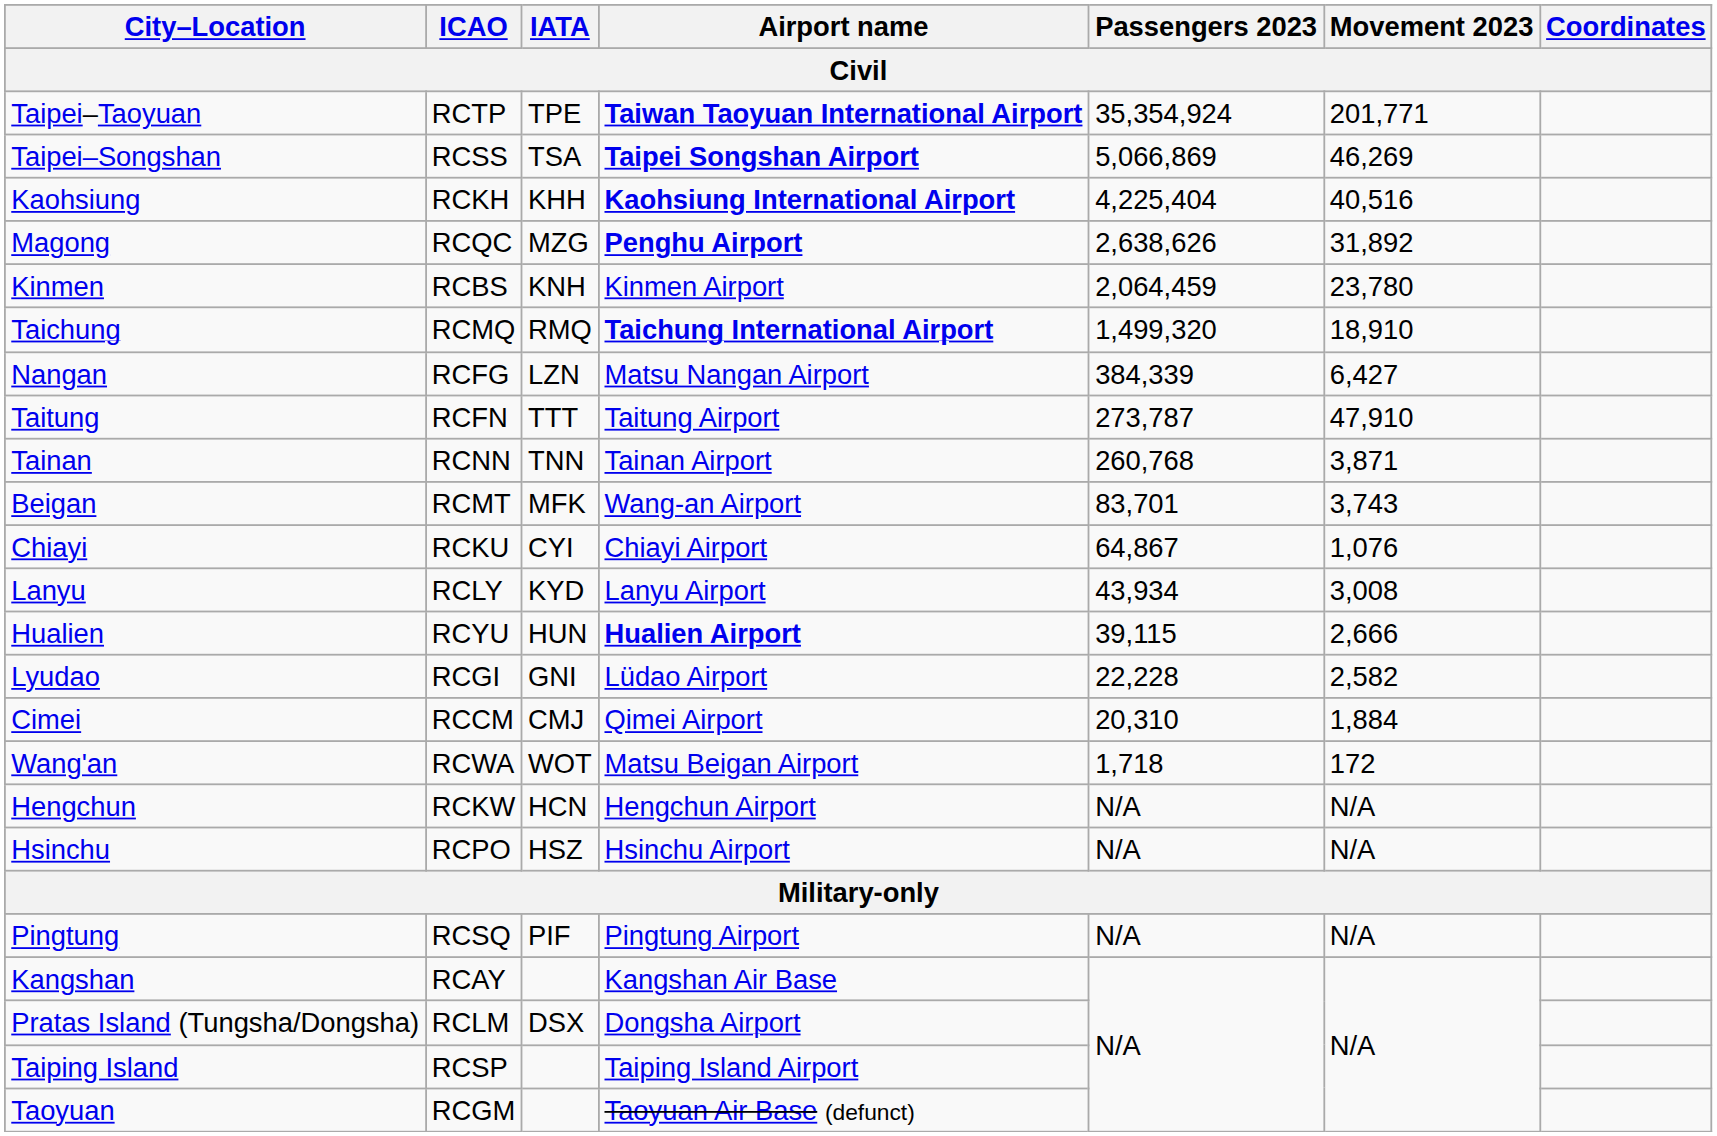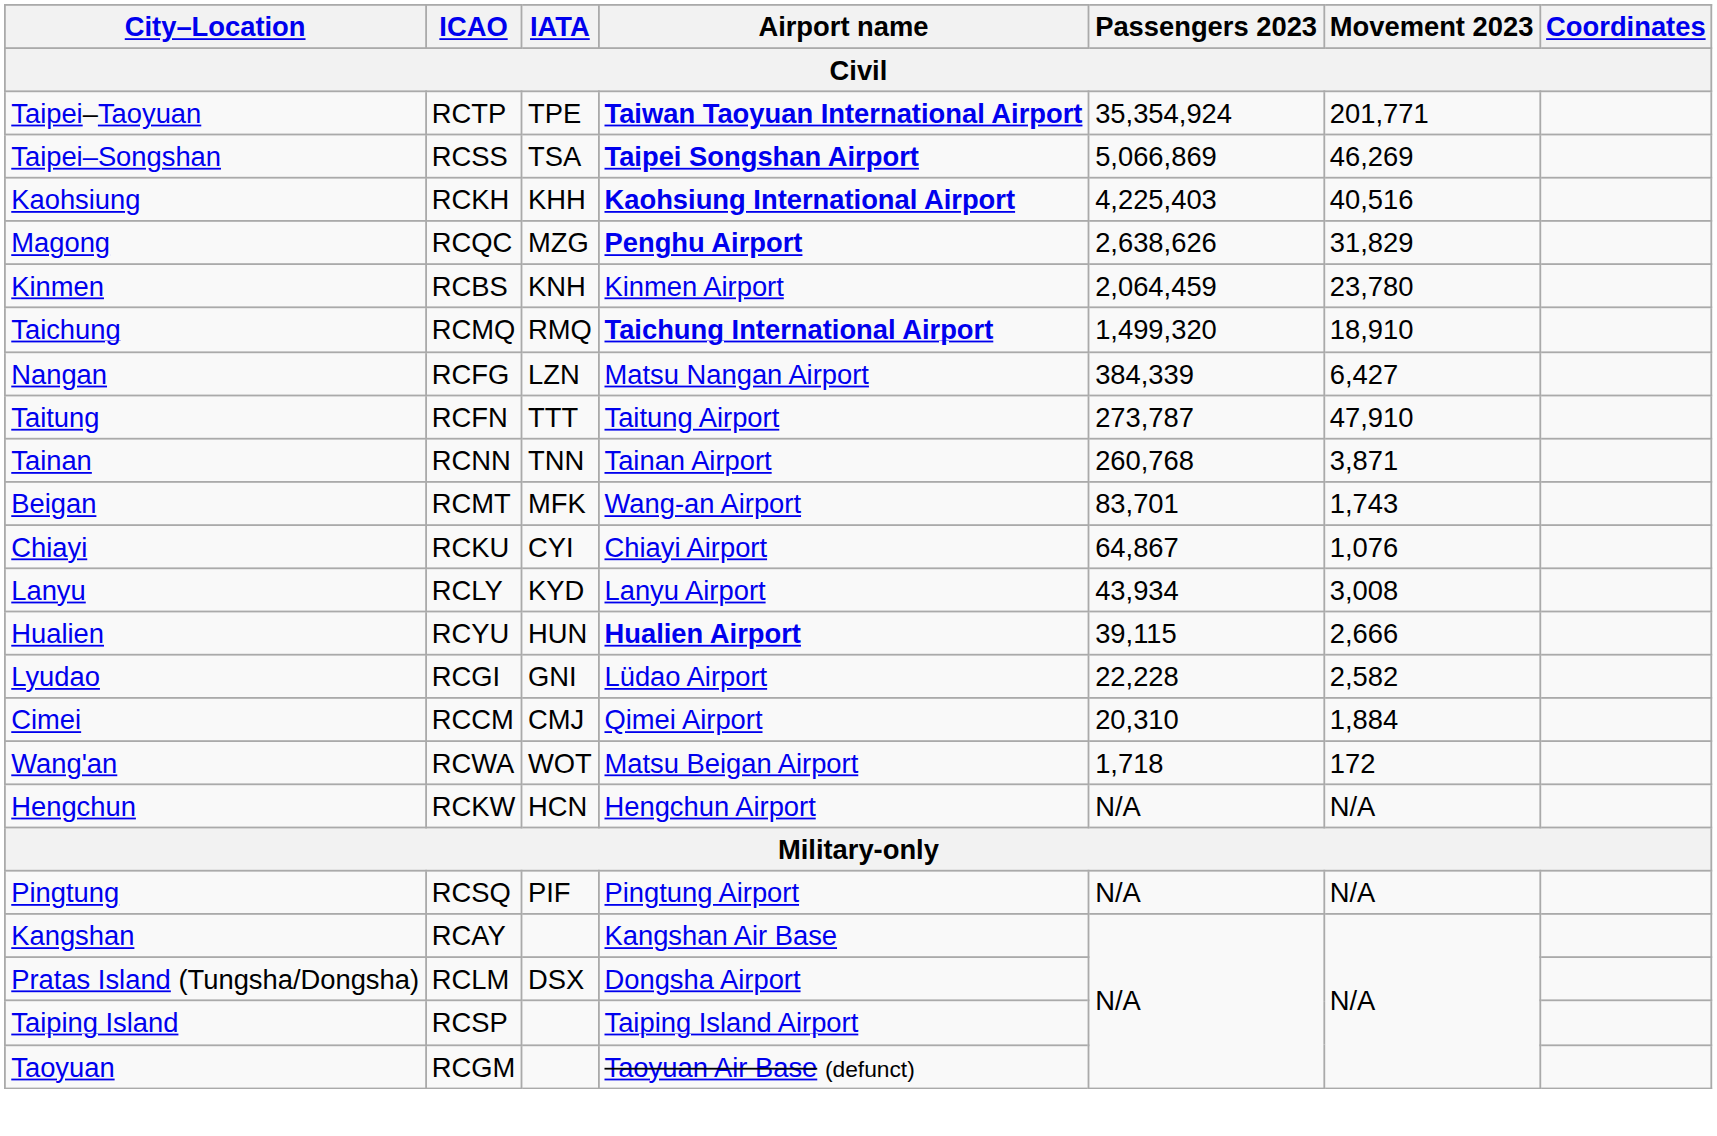(1156, 200) 4,225,404 -> (1156, 200) 4,225,403
(1372, 243) 31,892 -> (1372, 243) 31,829
(1364, 503) 3,743 -> (1364, 503) 1,743
- row: (61, 850)
